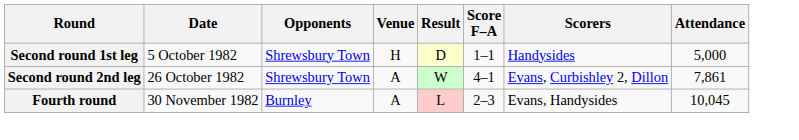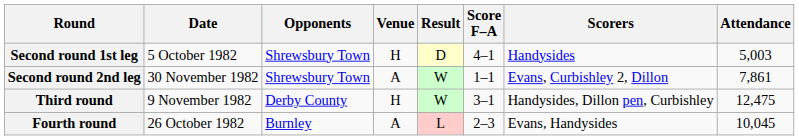(484, 54) 1–1 -> (484, 54) 4–1
(710, 54) 5,000 -> (756, 54) 5,003
(196, 77) 26 October 1982 -> (203, 77) 30 November 1982
(484, 77) 4–1 -> (484, 77) 1–1
+ row: (74, 100)
(203, 100) 30 November 1982 -> (196, 123) 26 October 1982
